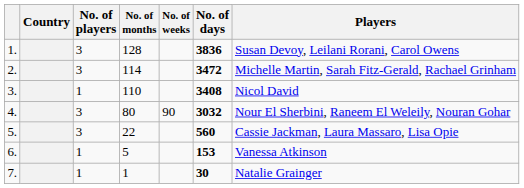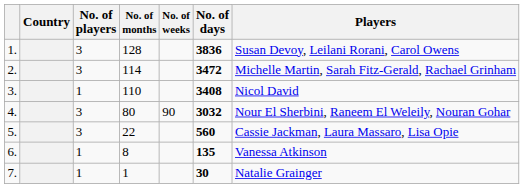(125, 152) 5 -> (125, 152) 8
(206, 152) 153 -> (206, 152) 135
